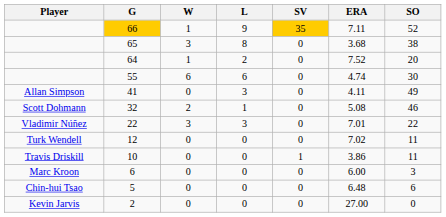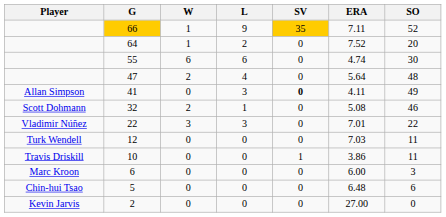- row: (132, 44)
+ row: (132, 76)
(301, 92) normal -> (301, 92) bold
(357, 140) 7.02 -> (357, 140) 7.03
